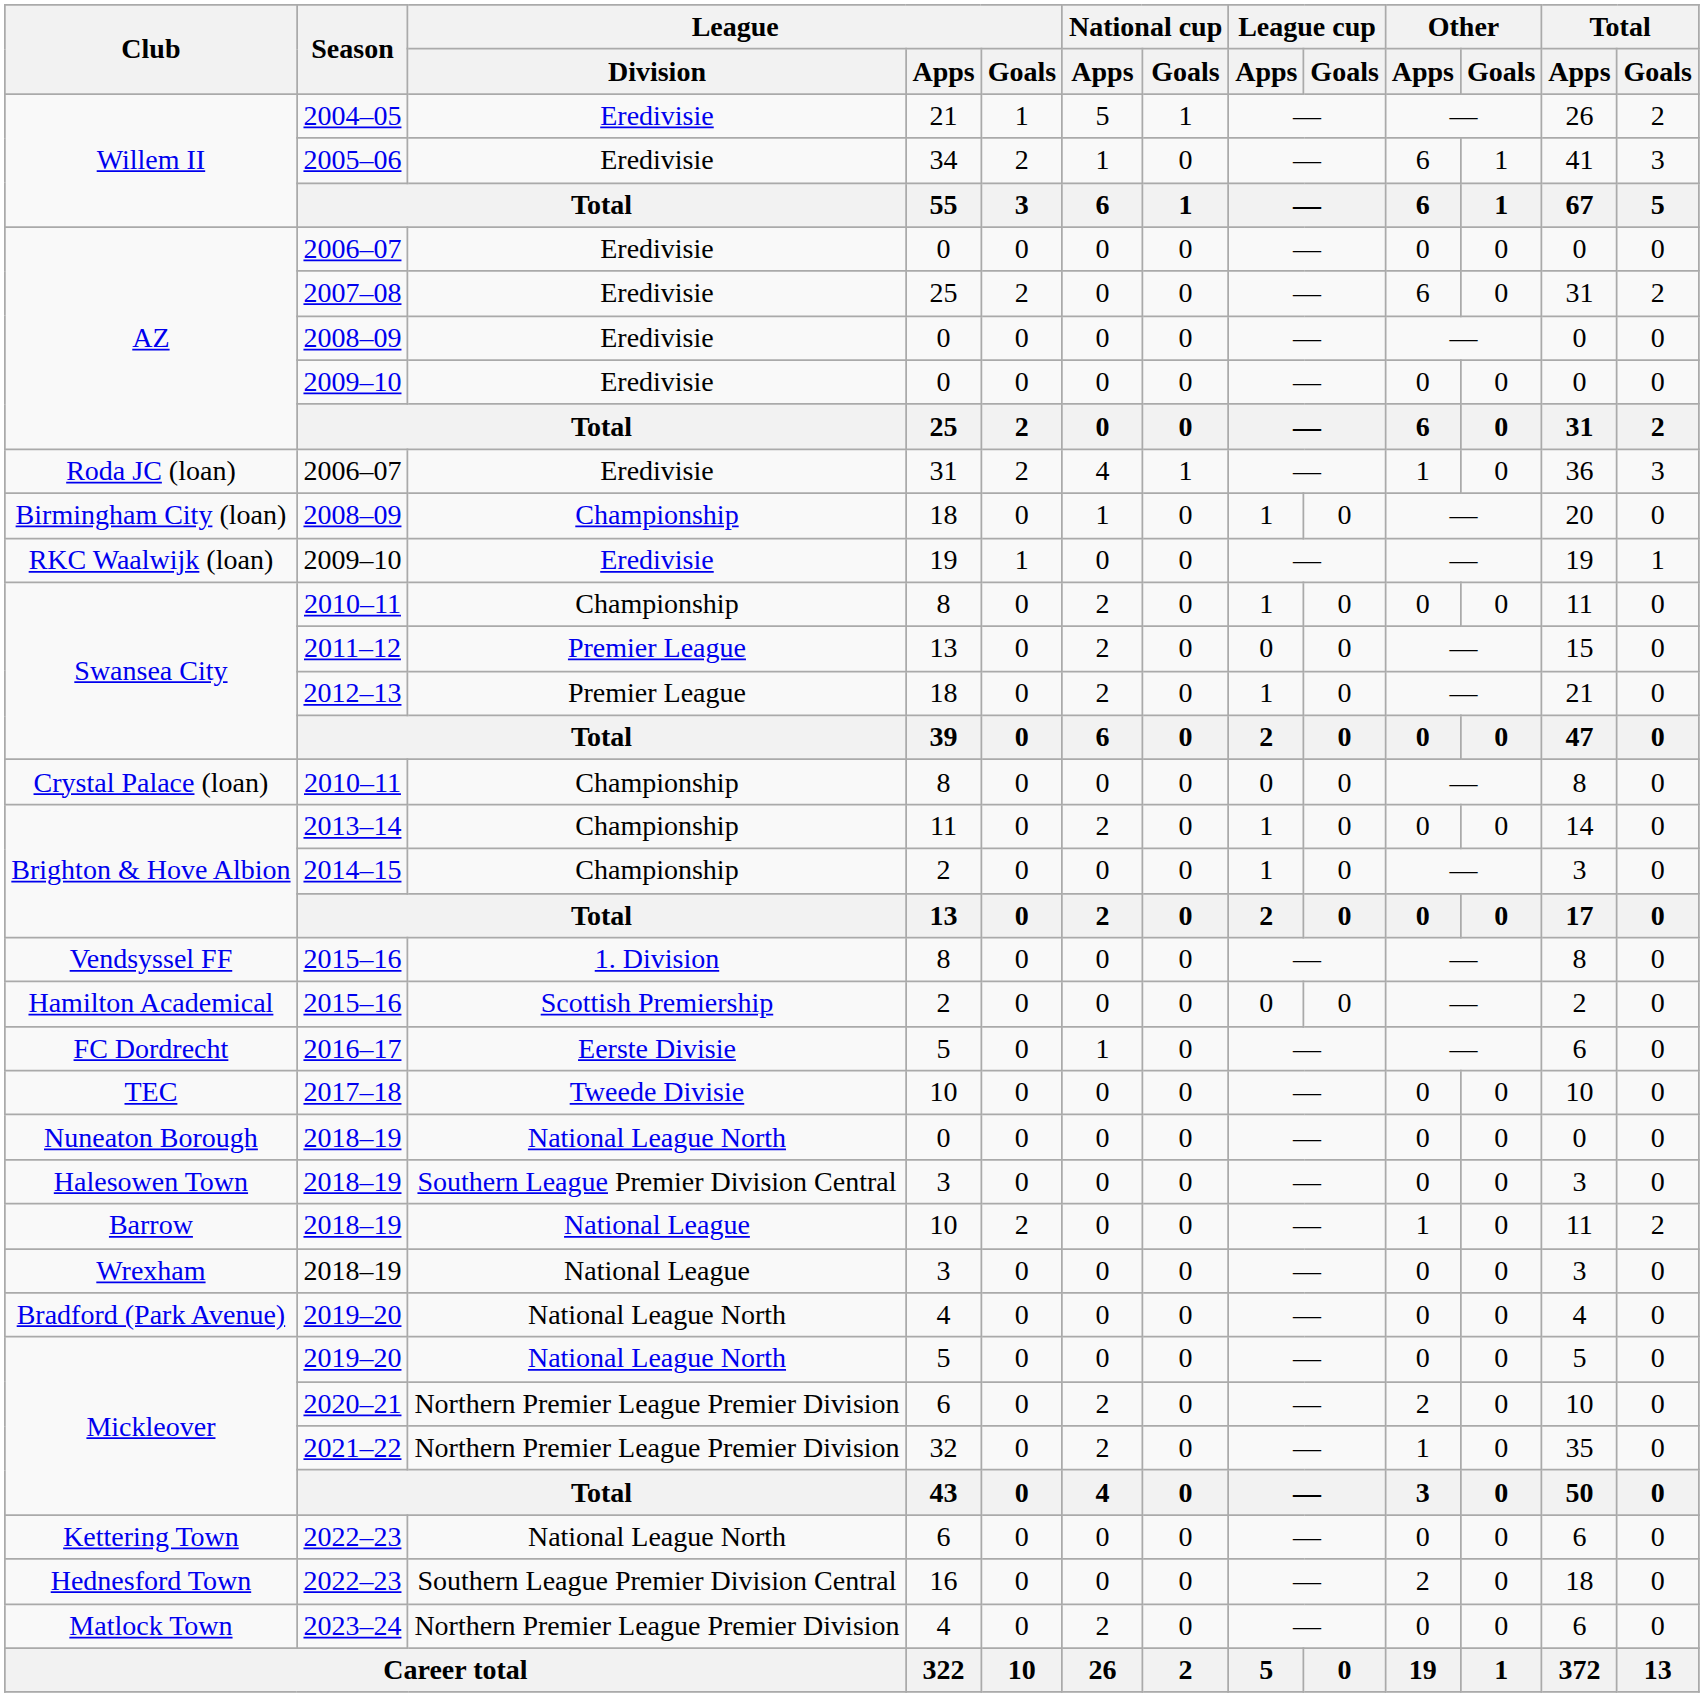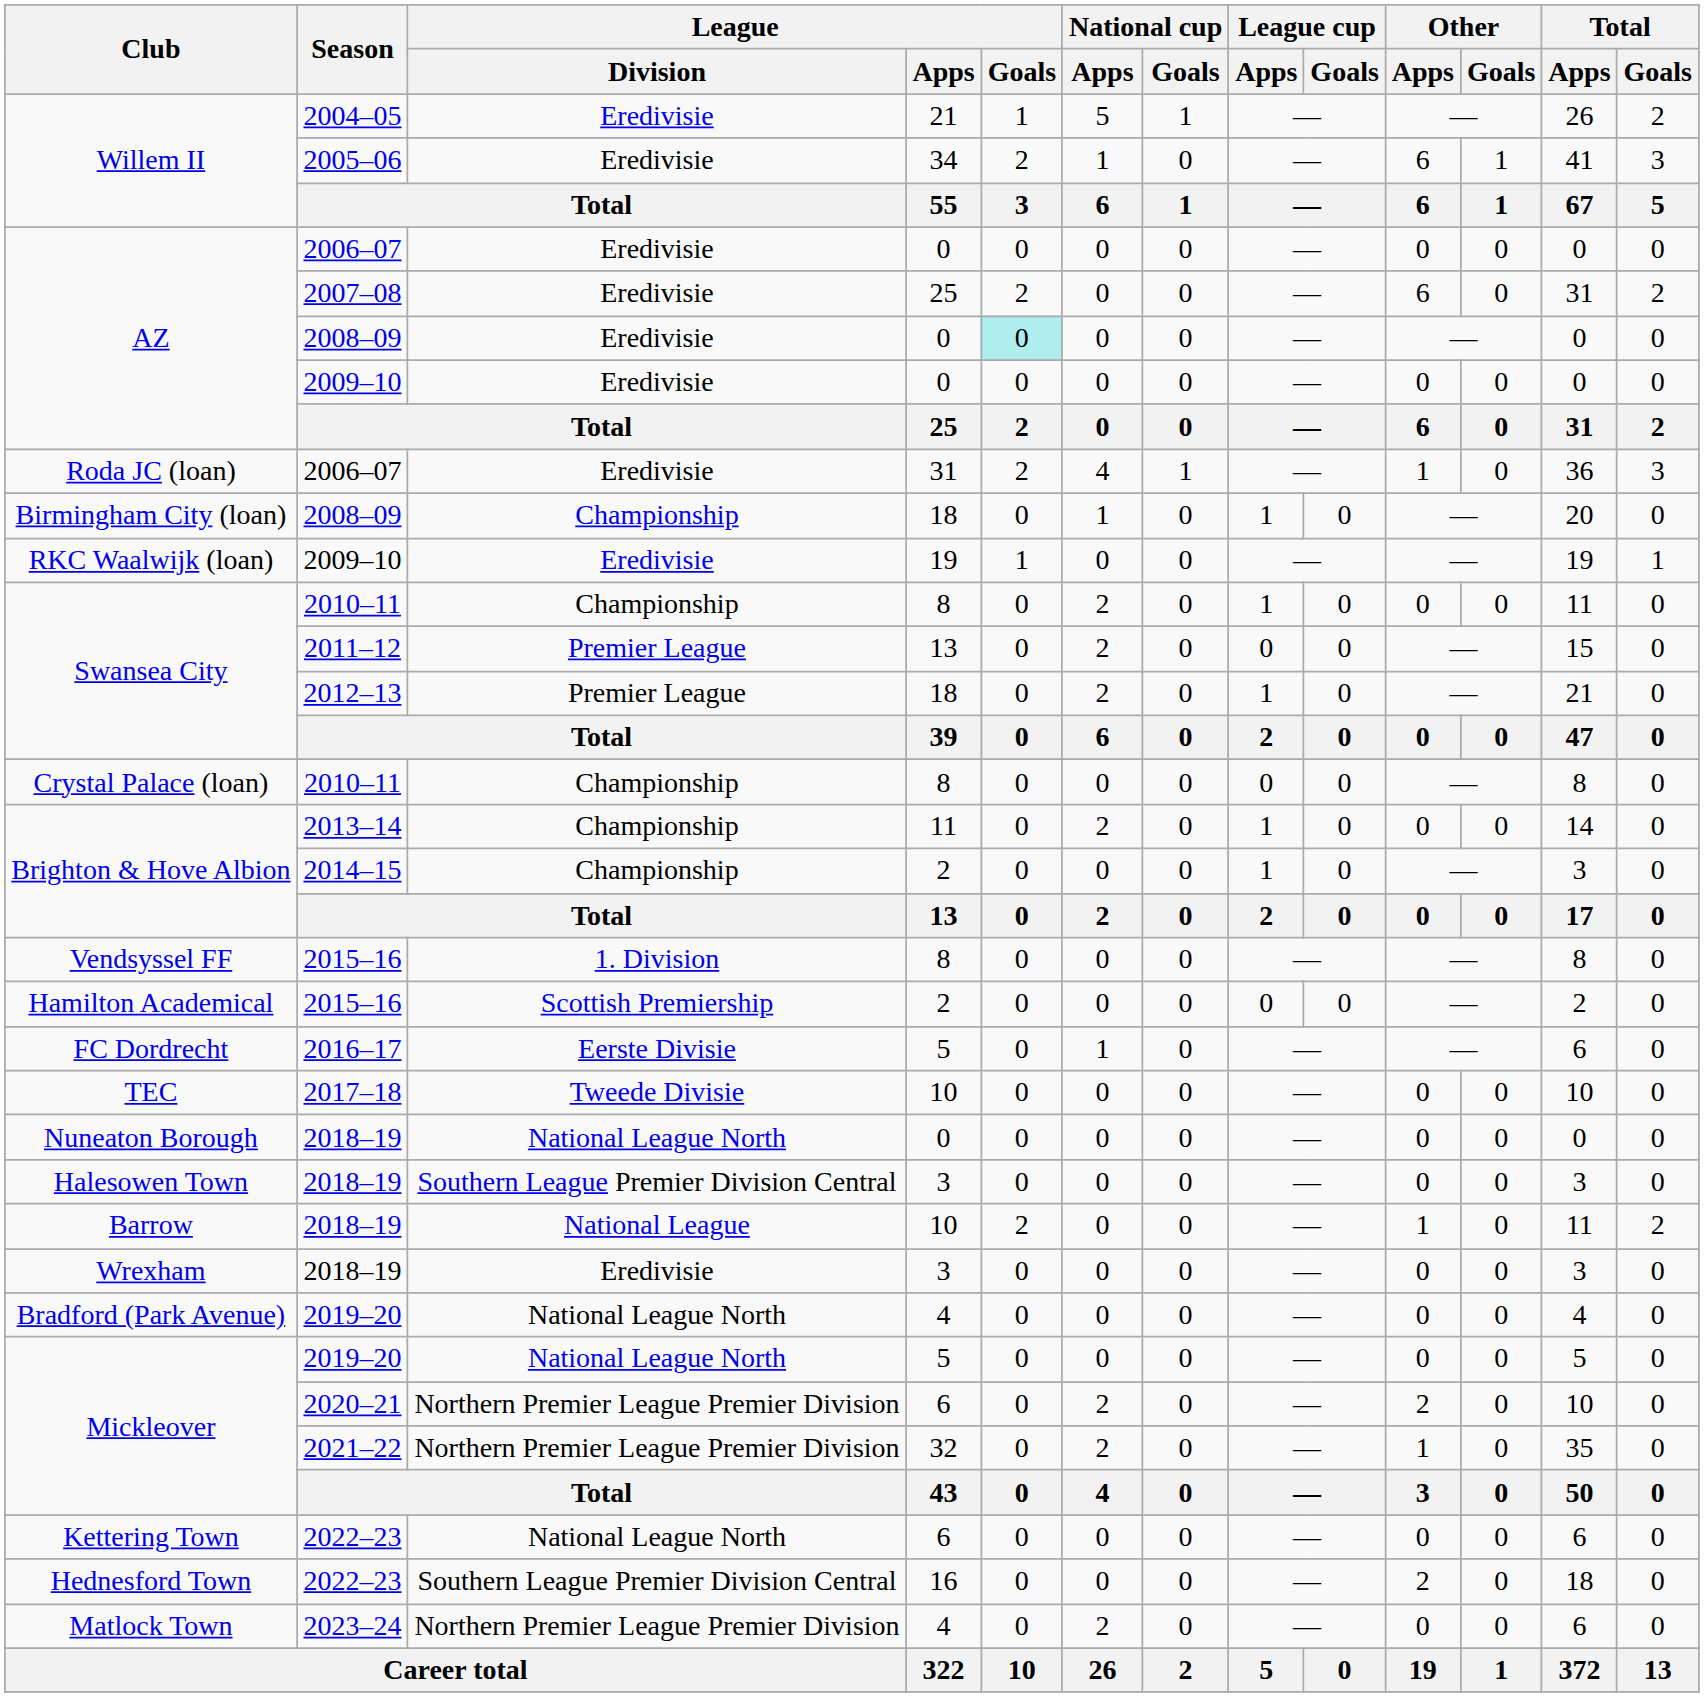(1022, 337) no background -> (1022, 337) paleturquoise background
(657, 1270) National League -> (657, 1270) Eredivisie
